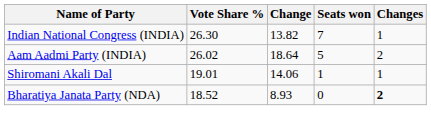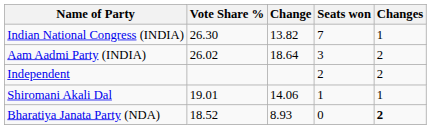(320, 54) 5 -> (320, 54) 3
+ row: (39, 74)
